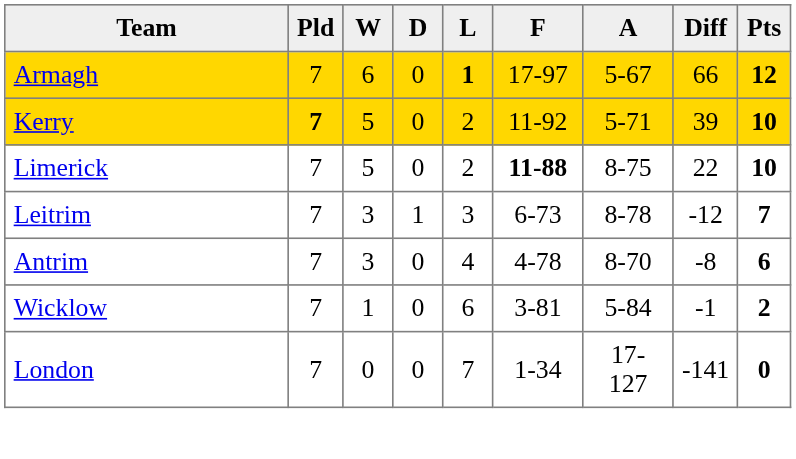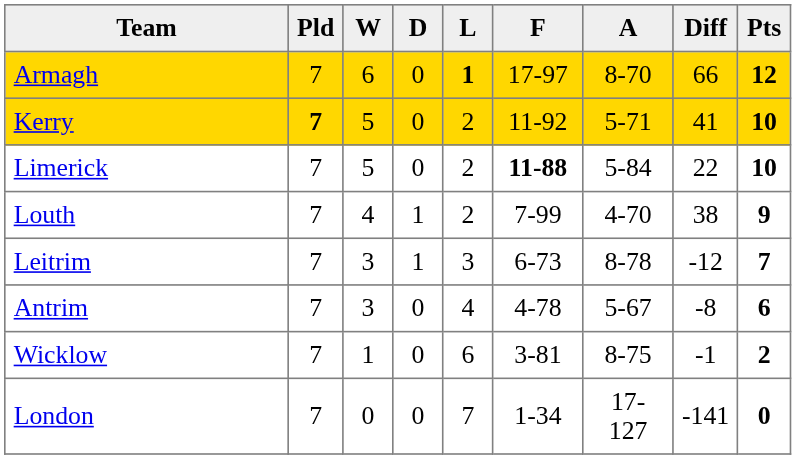(628, 74) 5-67 -> (628, 74) 8-70
(706, 121) 39 -> (706, 121) 41
(628, 167) 8-75 -> (628, 167) 5-84
+ row: (44, 214)
(628, 261) 8-70 -> (628, 307) 5-67
(628, 307) 5-84 -> (628, 354) 8-75
